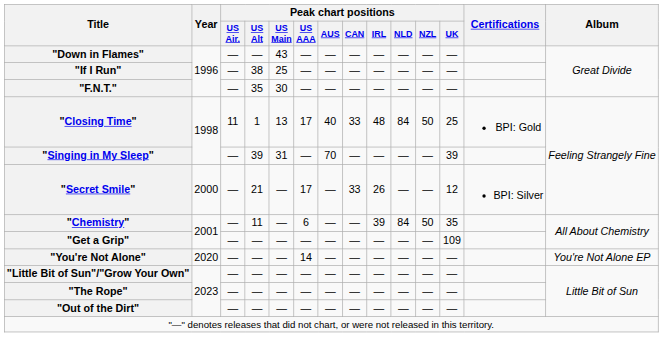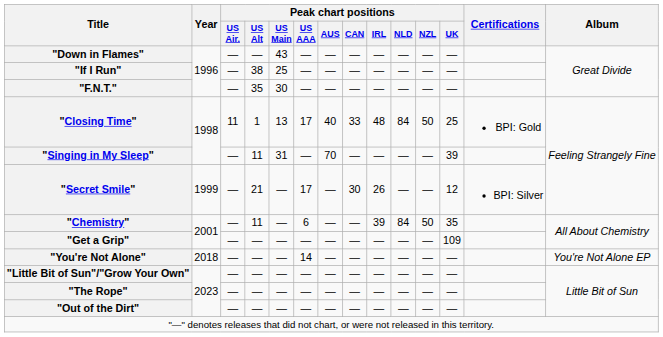(257, 155) 39 -> (257, 155) 11
(206, 189) 2000 -> (206, 189) 1999
(355, 189) 33 -> (355, 189) 30
(206, 257) 2020 -> (206, 257) 2018
